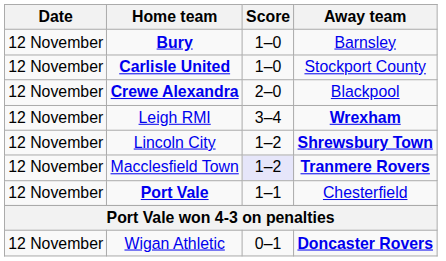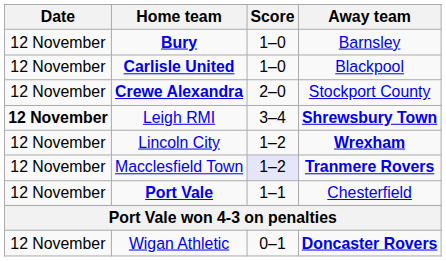(365, 67) Stockport County -> (370, 67) Blackpool
(365, 92) Blackpool -> (370, 92) Stockport County
(56, 117) normal -> (58, 117) bold
(365, 117) Wrexham -> (370, 117) Shrewsbury Town
(365, 142) Shrewsbury Town -> (370, 142) Wrexham
